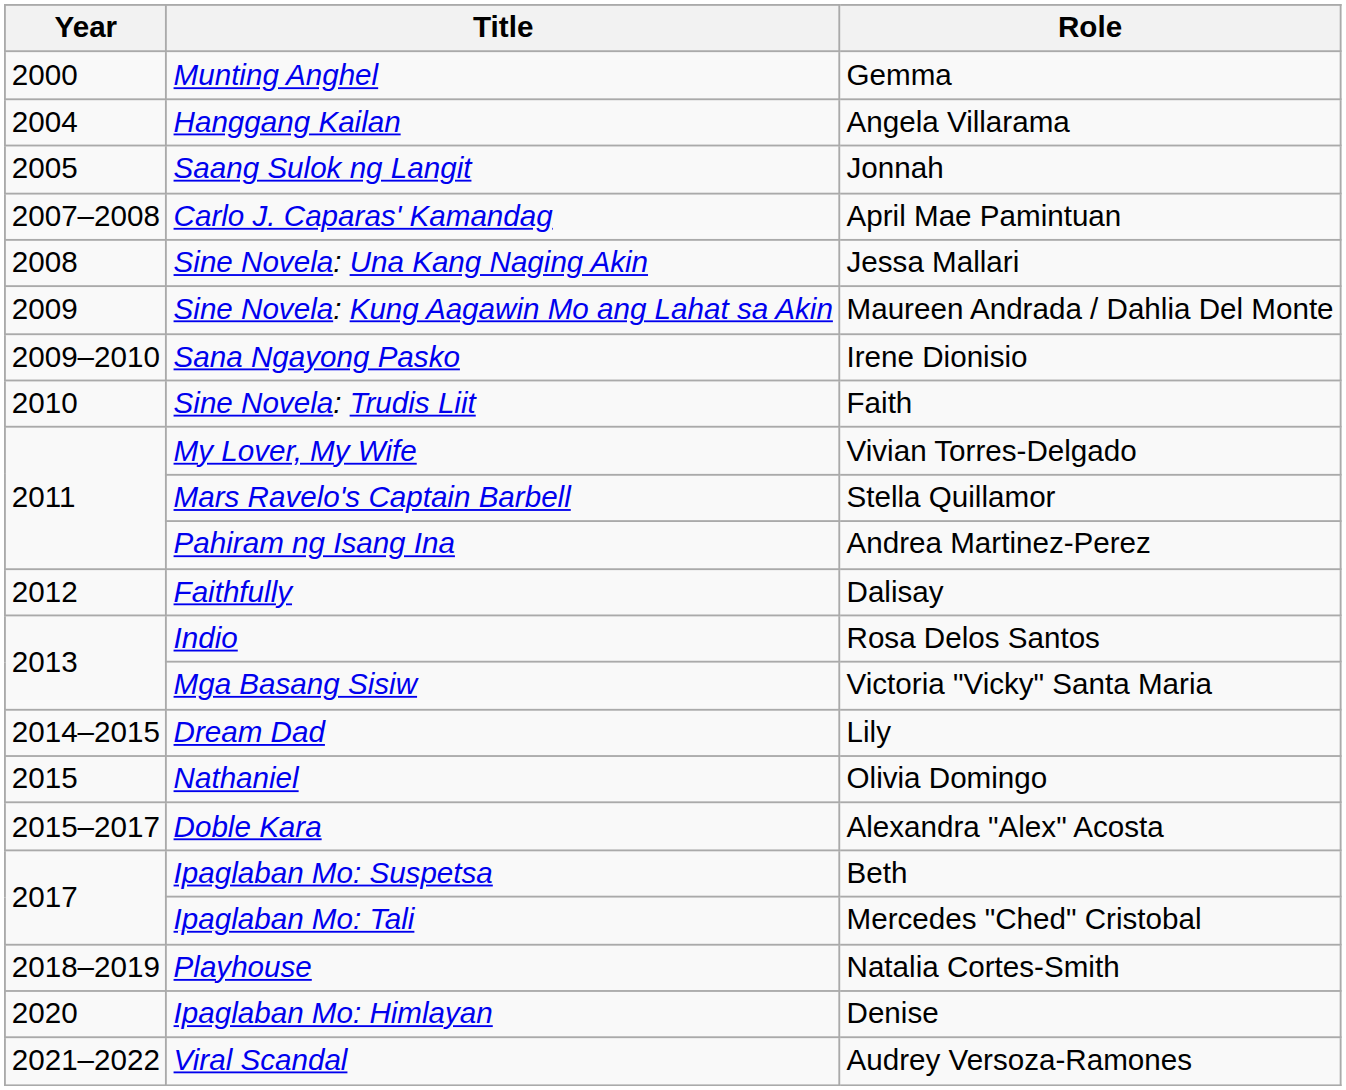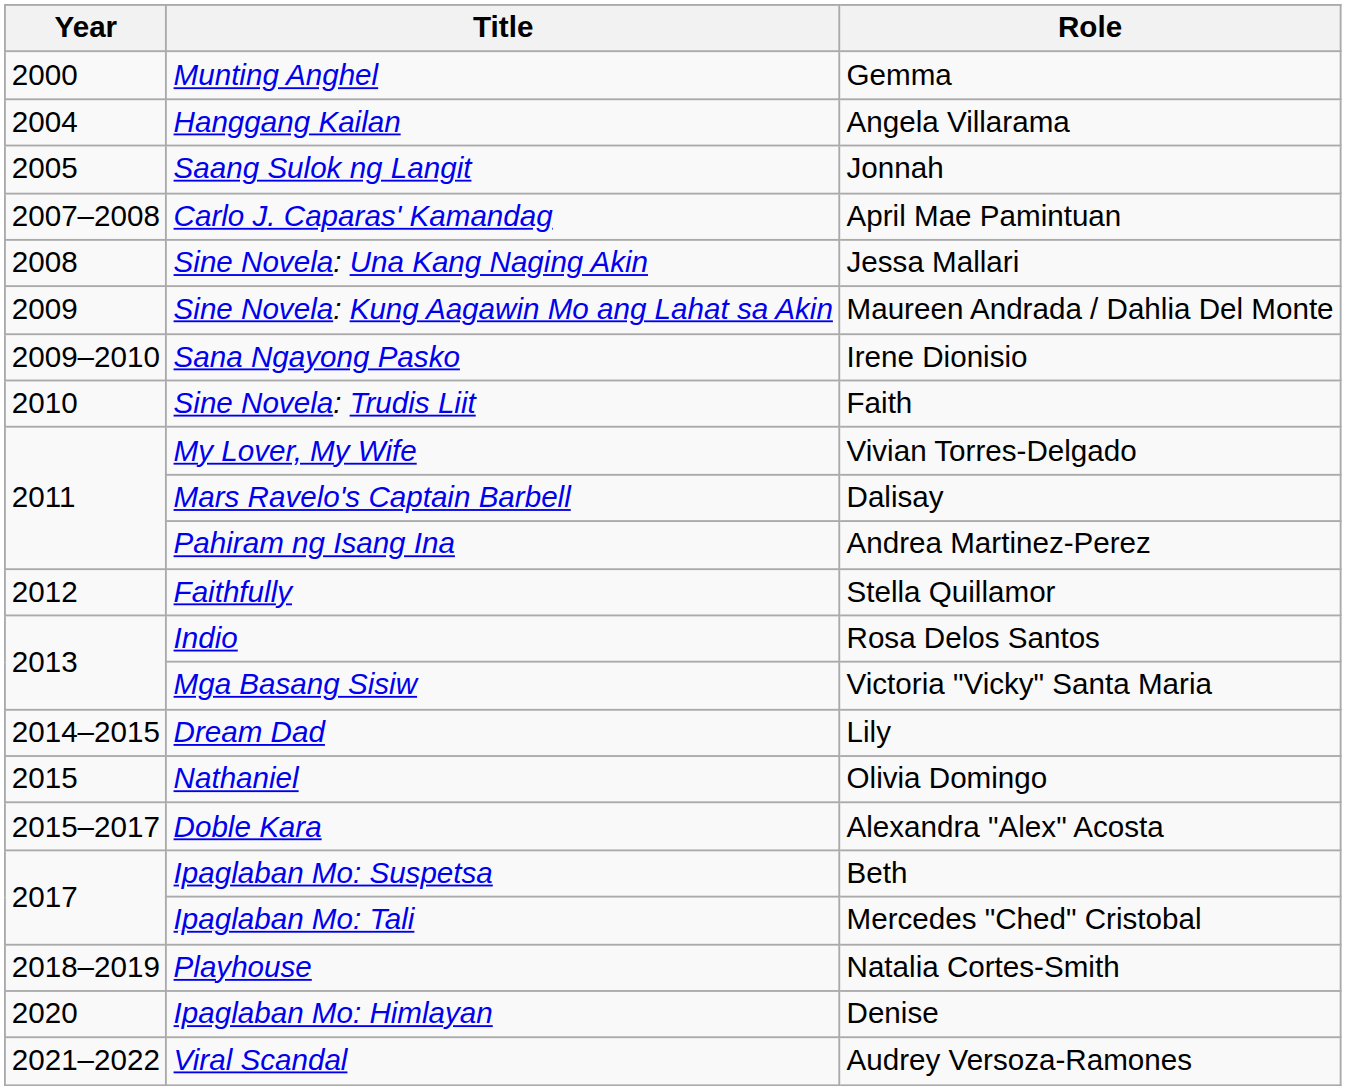(951, 497) Stella Quillamor -> (895, 497) Dalisay
(895, 591) Dalisay -> (951, 591) Stella Quillamor
